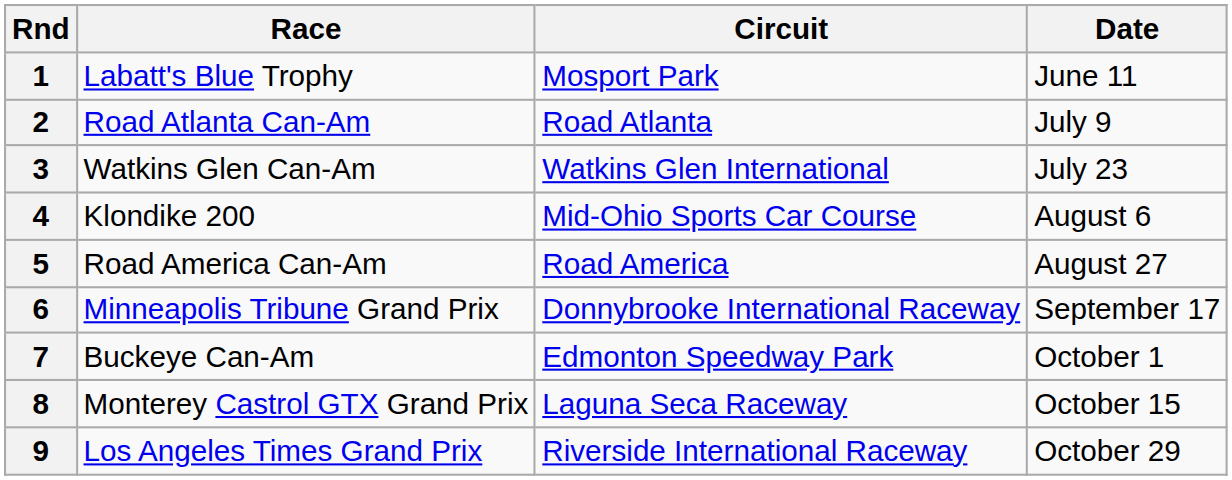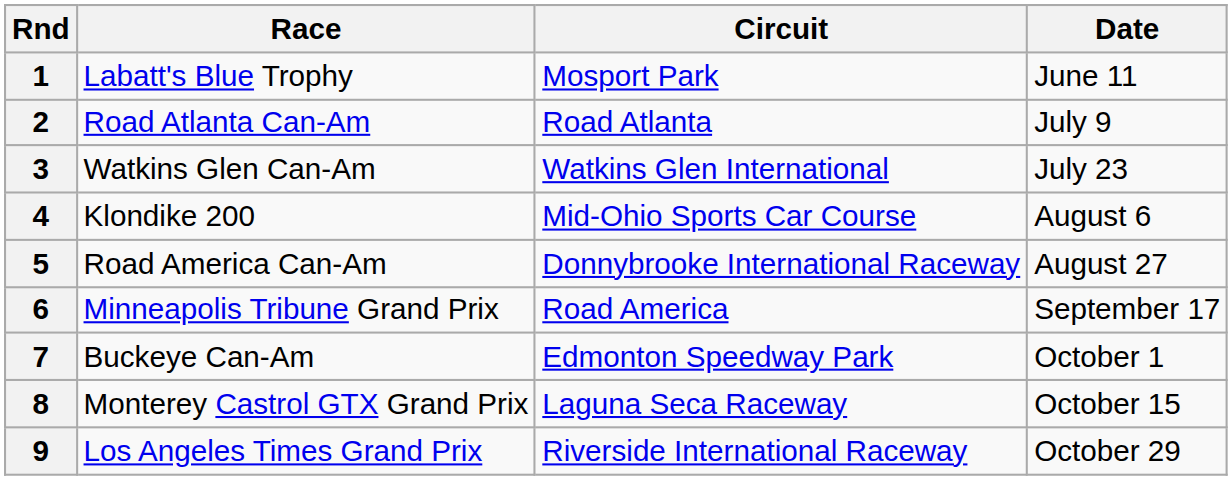(635, 263) Road America -> (781, 263) Donnybrooke International Raceway
(781, 310) Donnybrooke International Raceway -> (635, 310) Road America
